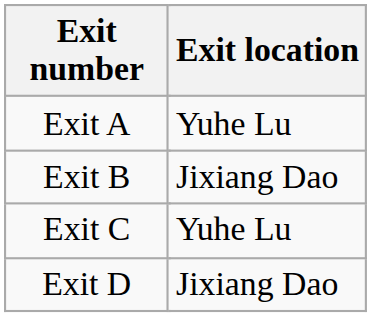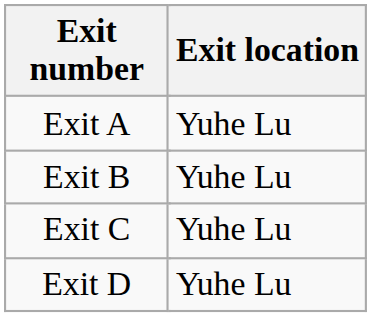(257, 176) Jixiang Dao -> (234, 176) Yuhe Lu
(257, 283) Jixiang Dao -> (234, 283) Yuhe Lu
